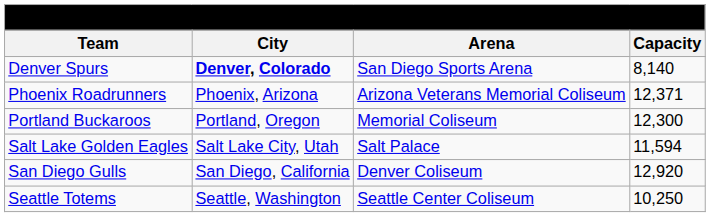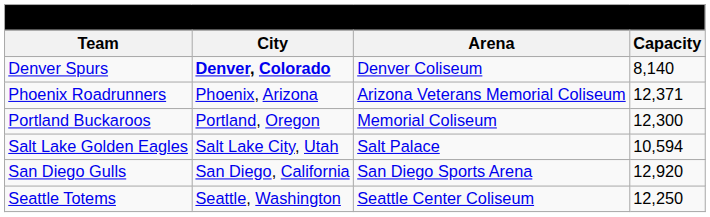(445, 69) San Diego Sports Arena -> (420, 69) Denver Coliseum
(658, 146) 11,594 -> (658, 146) 10,594
(420, 172) Denver Coliseum -> (445, 172) San Diego Sports Arena
(658, 198) 10,250 -> (658, 198) 12,250
